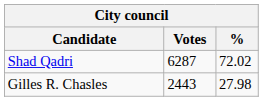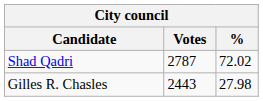(182, 61) 6287 -> (182, 61) 2787
